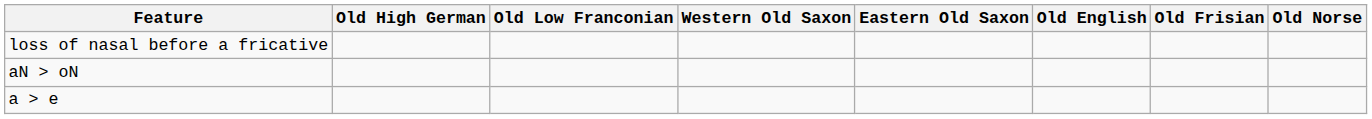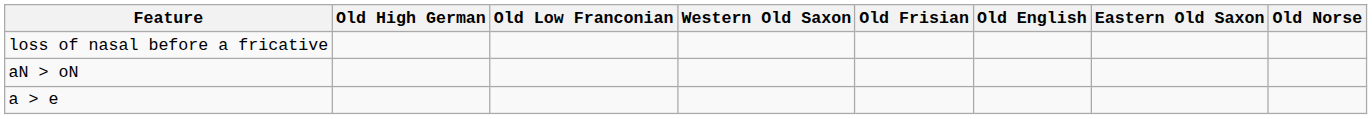columns swapped: (944, 18) <-> (1210, 18)
